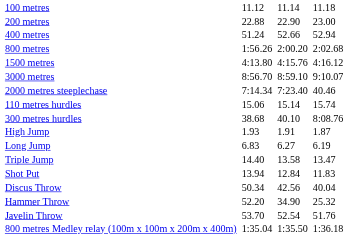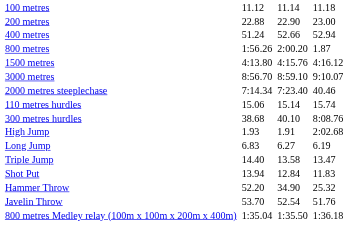(328, 49) 2:02.68 -> (322, 49) 1.87
(322, 132) 1.87 -> (328, 132) 2:02.68
- row: (33, 187)
